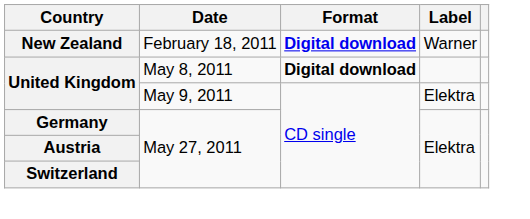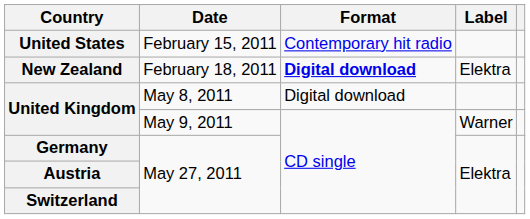+ row: (72, 43)
(450, 43) Warner -> (485, 69) Elektra
(350, 69) bold -> (345, 95) normal
(449, 95) Elektra -> (486, 122) Warner
